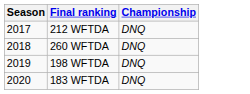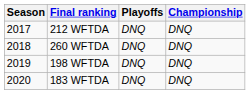+ column: (142, 13)
